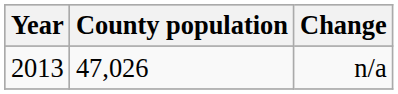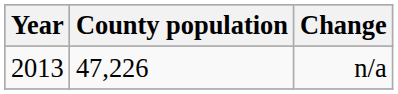(112, 67) 47,026 -> (112, 67) 47,226
